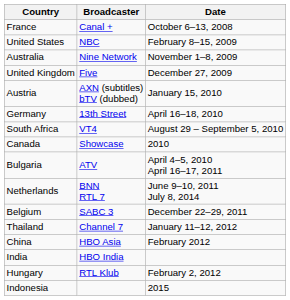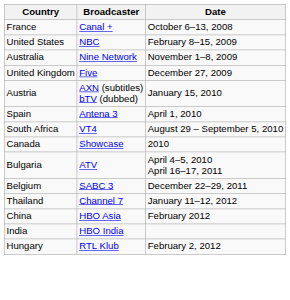+ row: (19, 114)
- row: (26, 114)
- row: (32, 191)
- row: (27, 288)
